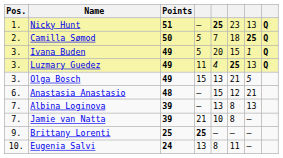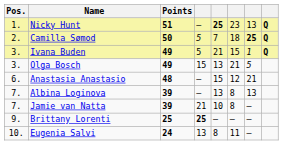(218, 52) 20 -> (218, 52) 21
- row: (65, 65)
